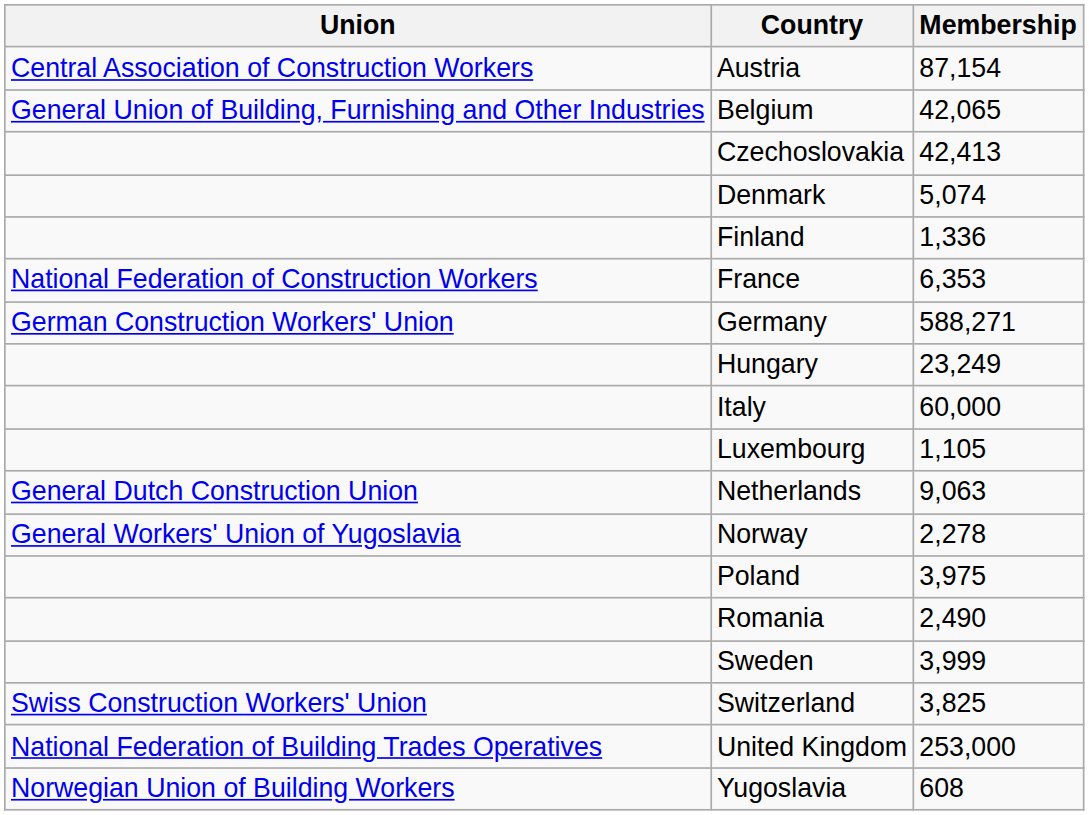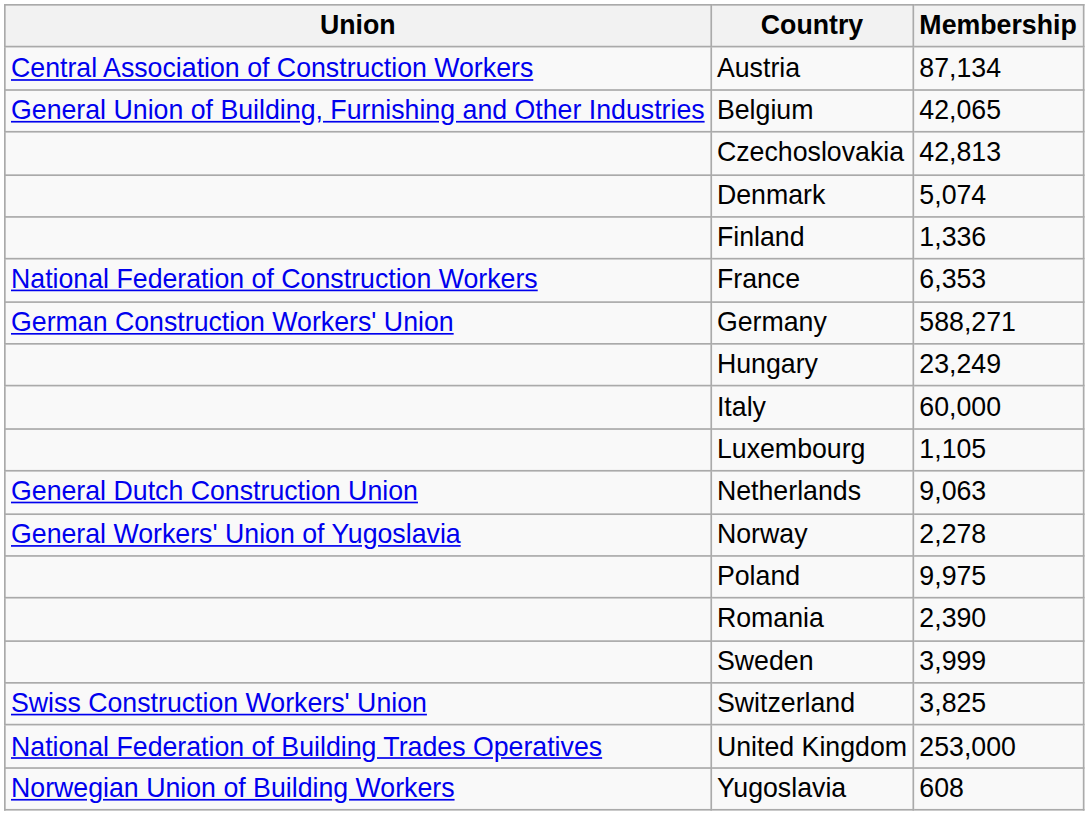(960, 68) 87,154 -> (960, 68) 87,134
(960, 152) 42,413 -> (960, 152) 42,813
(953, 576) 3,975 -> (953, 576) 9,975
(953, 618) 2,490 -> (953, 618) 2,390
